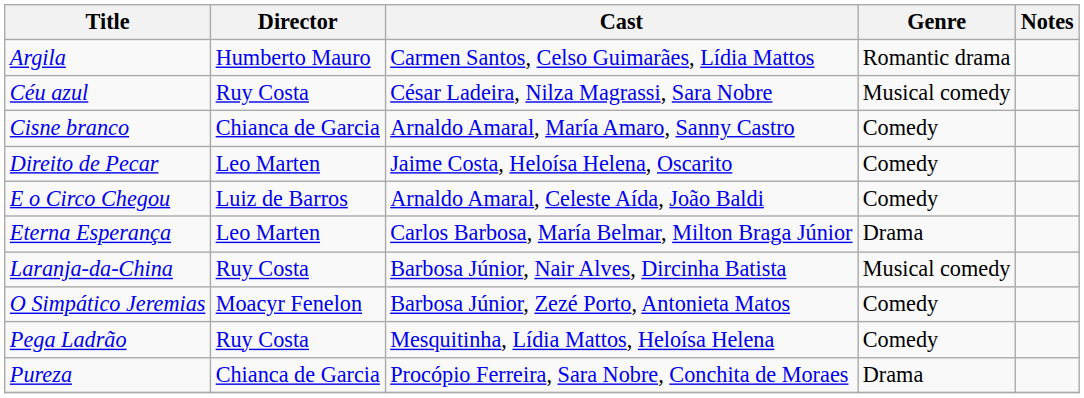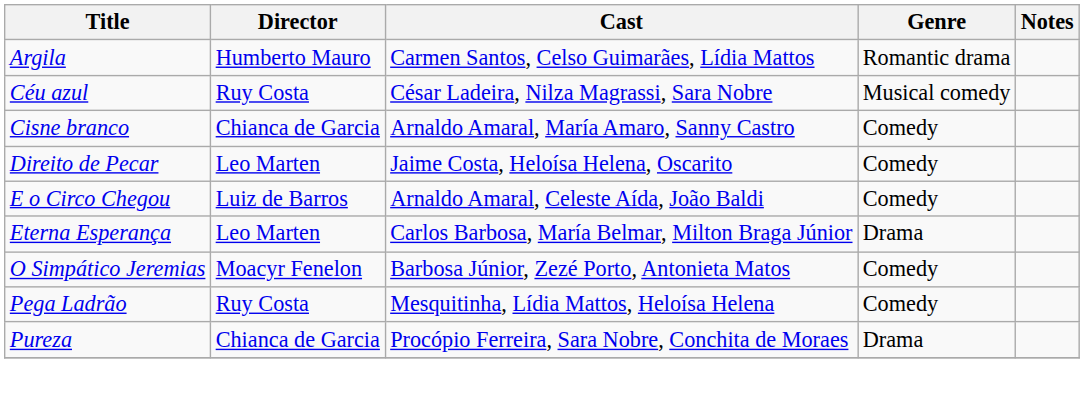- row: (91, 269)
